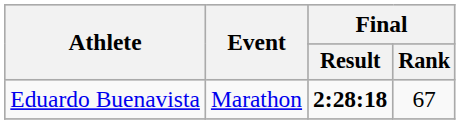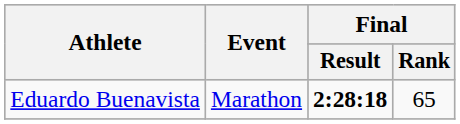(424, 99) 67 -> (424, 99) 65
